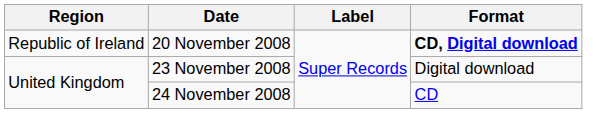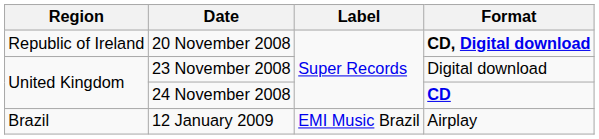(426, 95) normal -> (439, 95) bold
+ row: (213, 120)
